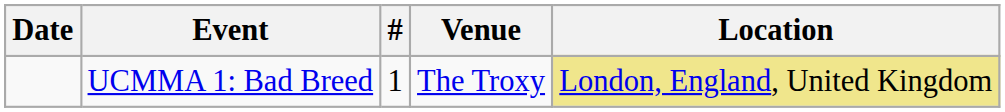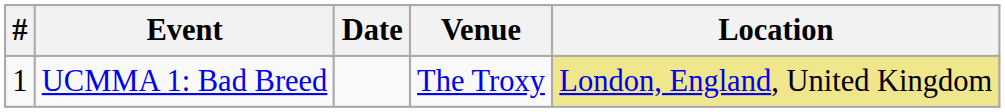columns swapped: (395, 30) <-> (43, 30)
